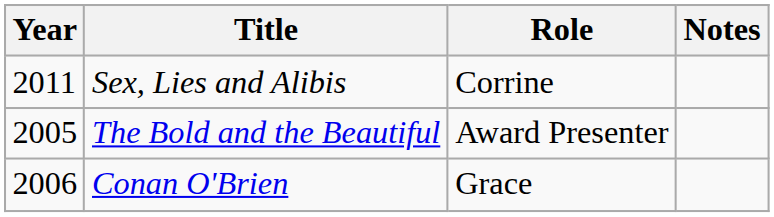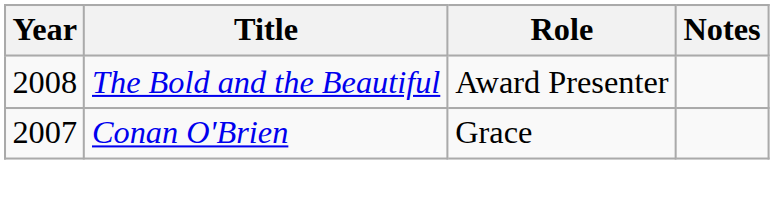- row: (219, 81)
(45, 132) 2005 -> (45, 81) 2008
(45, 183) 2006 -> (45, 132) 2007
